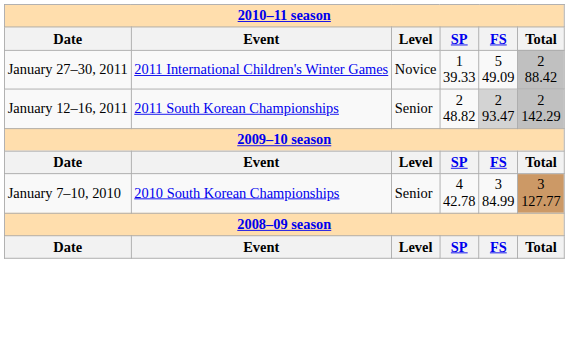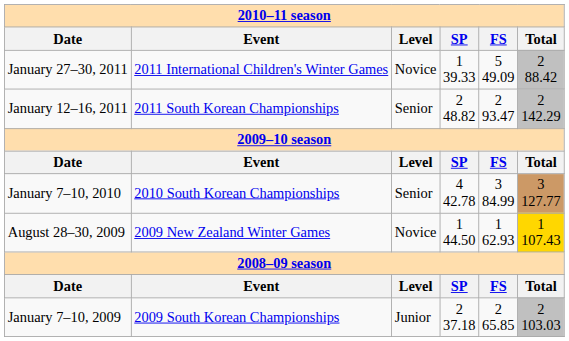(498, 108) lightgrey background -> (498, 108) no background
+ row: (66, 232)
+ row: (64, 317)
